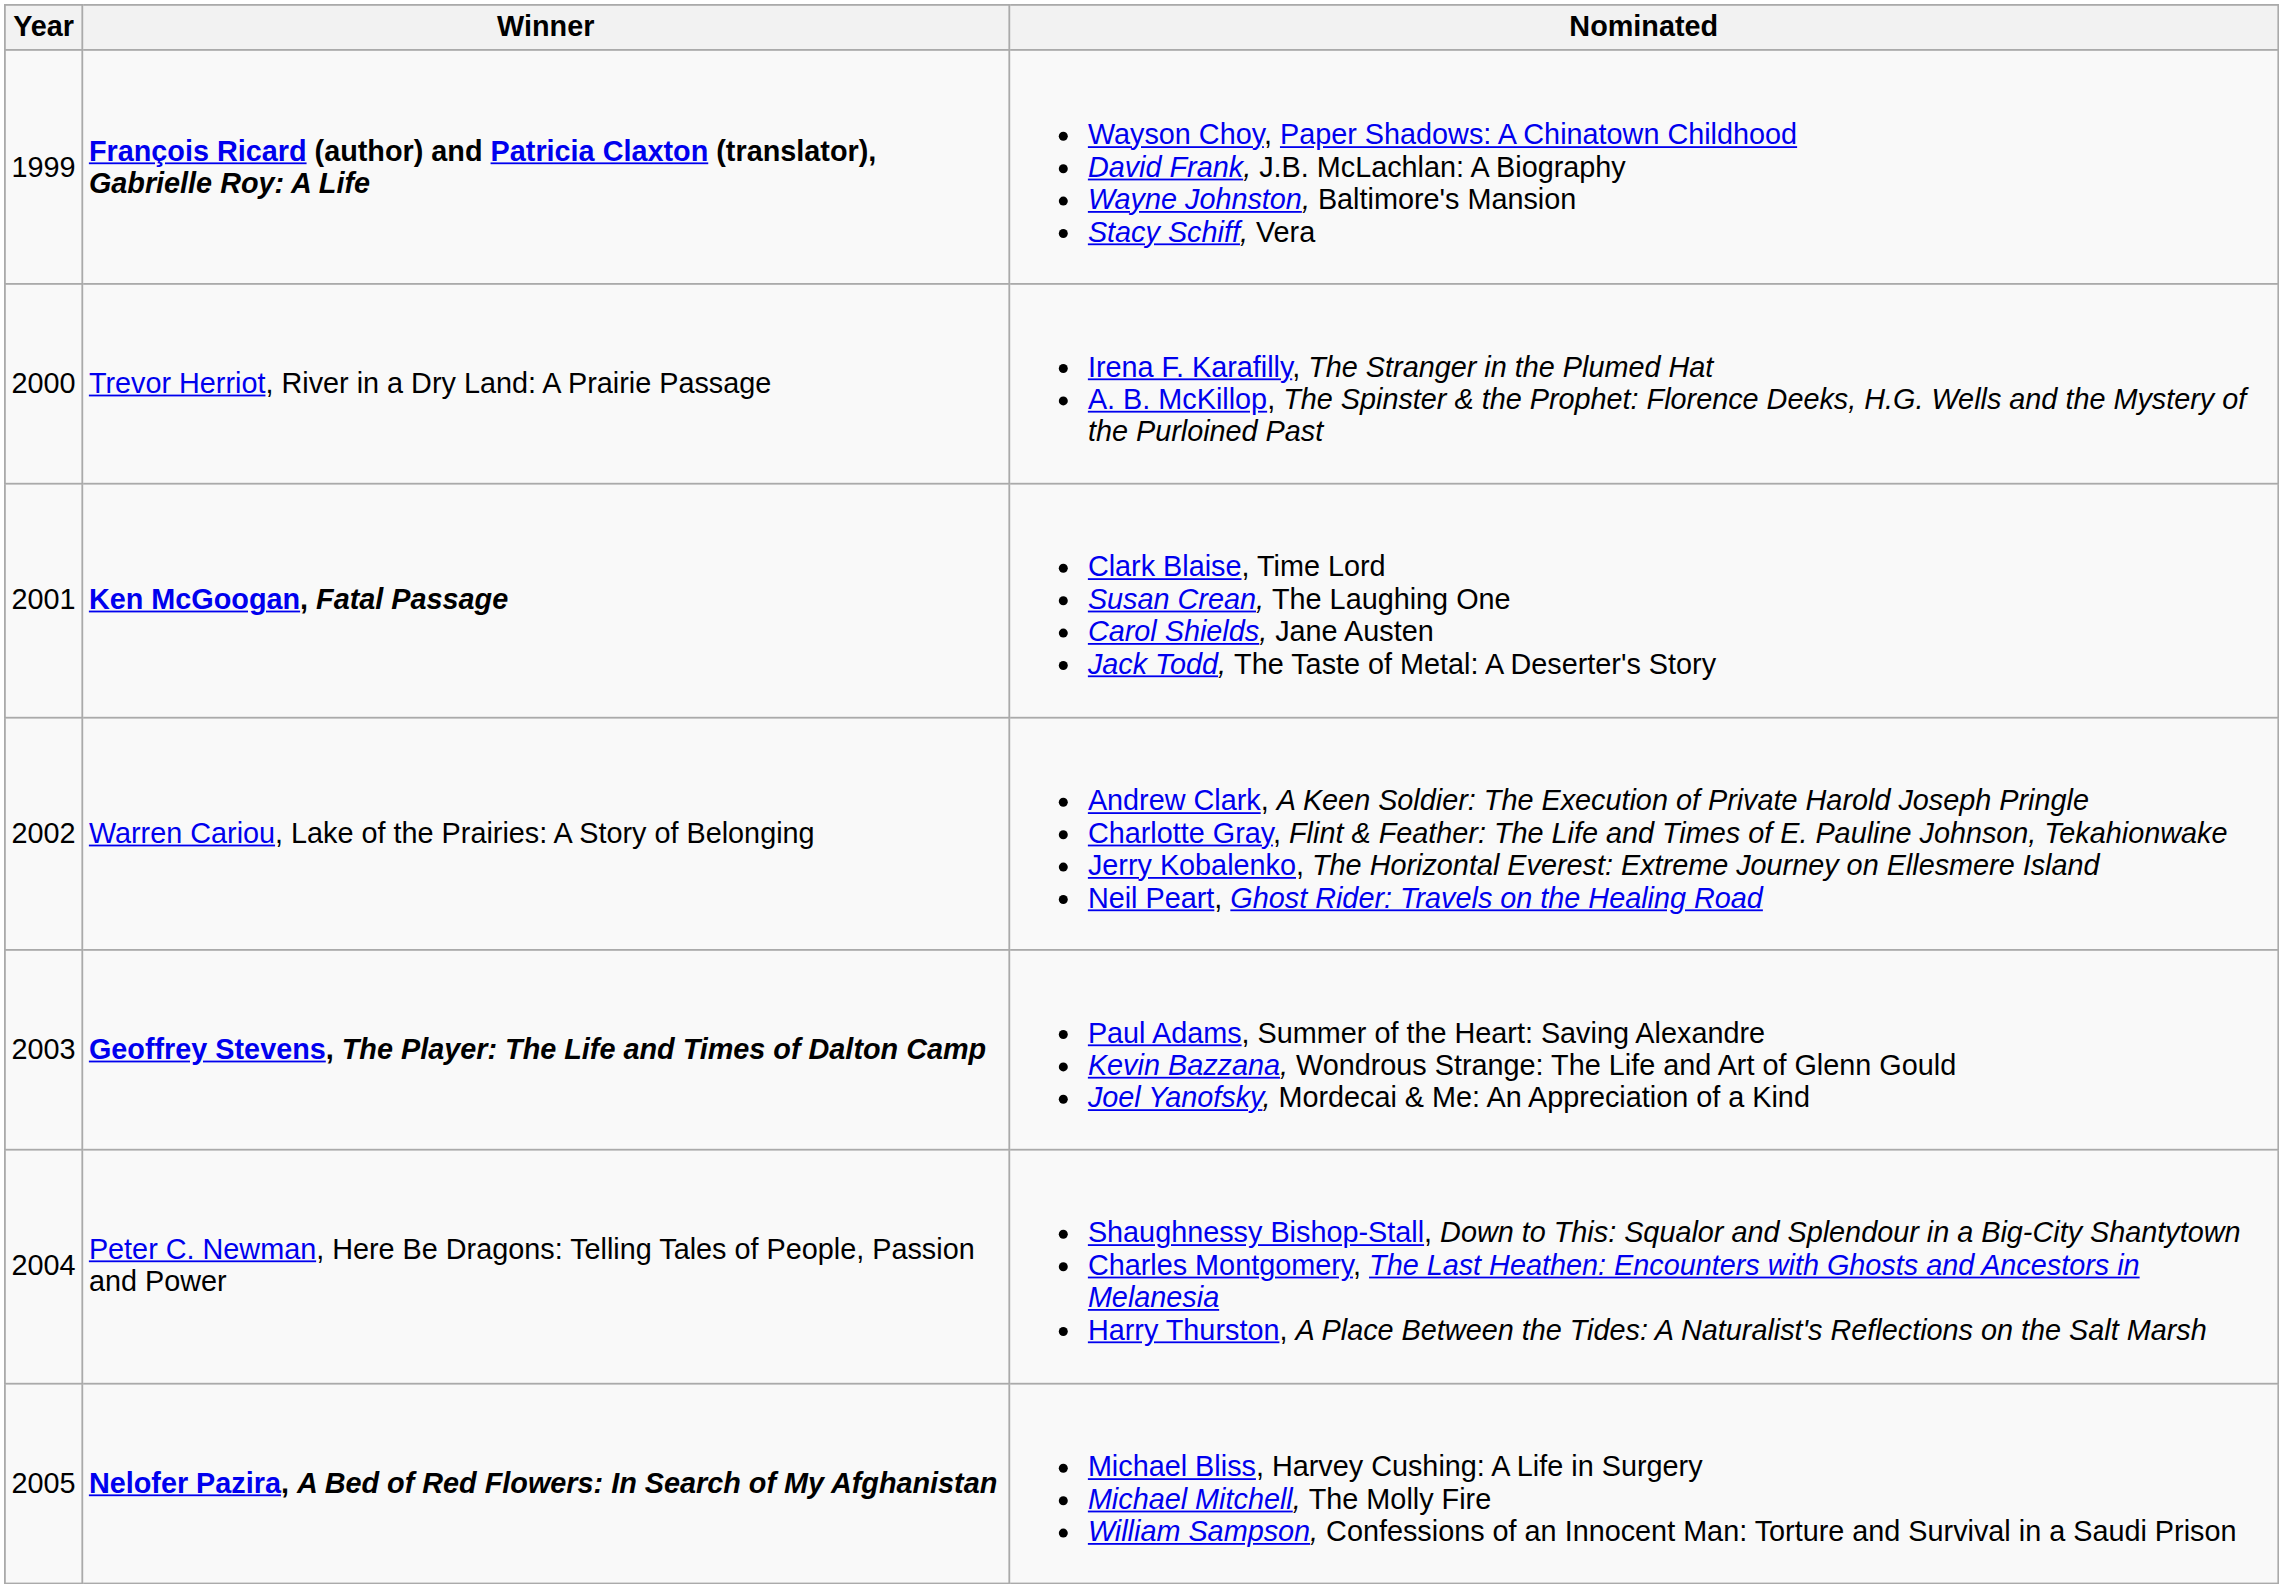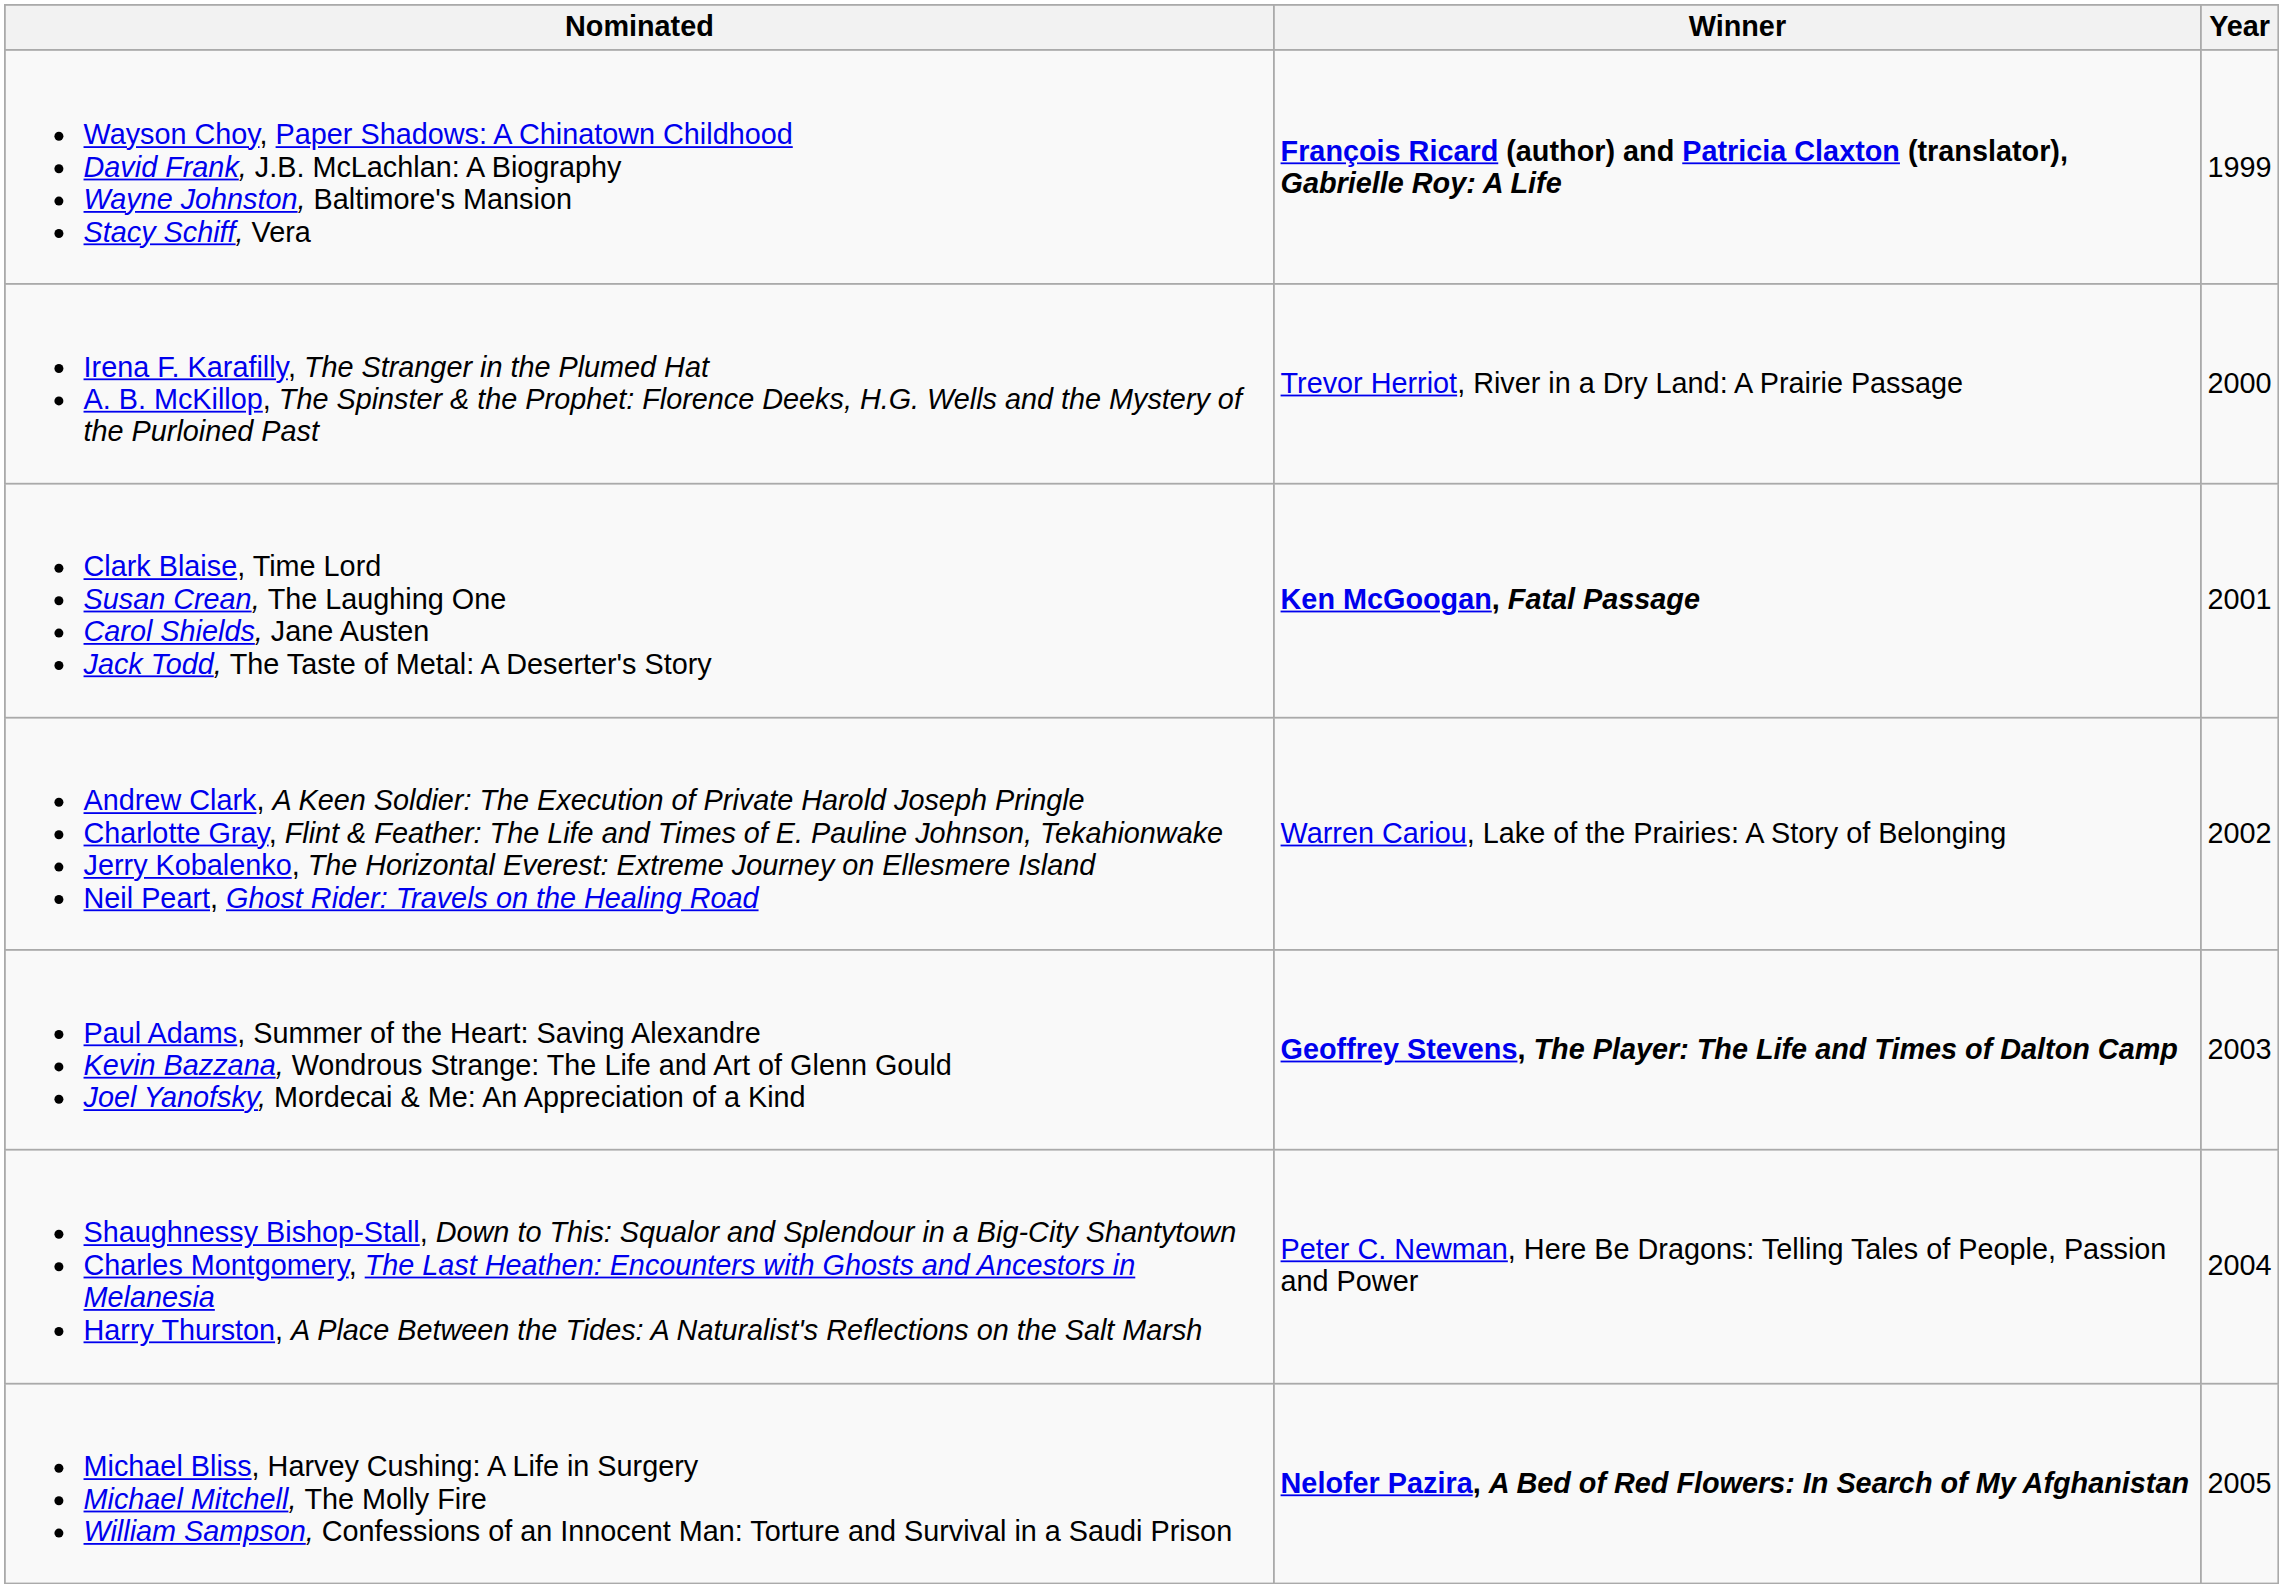columns swapped: (44, 27) <-> (1644, 27)
